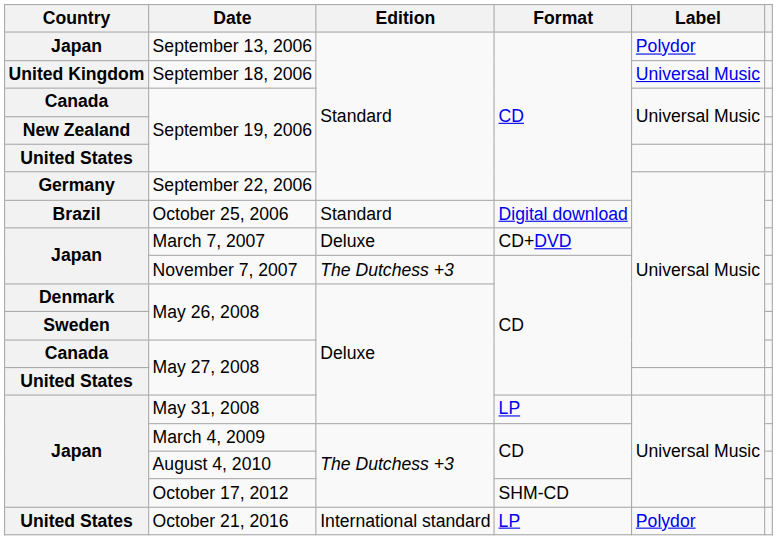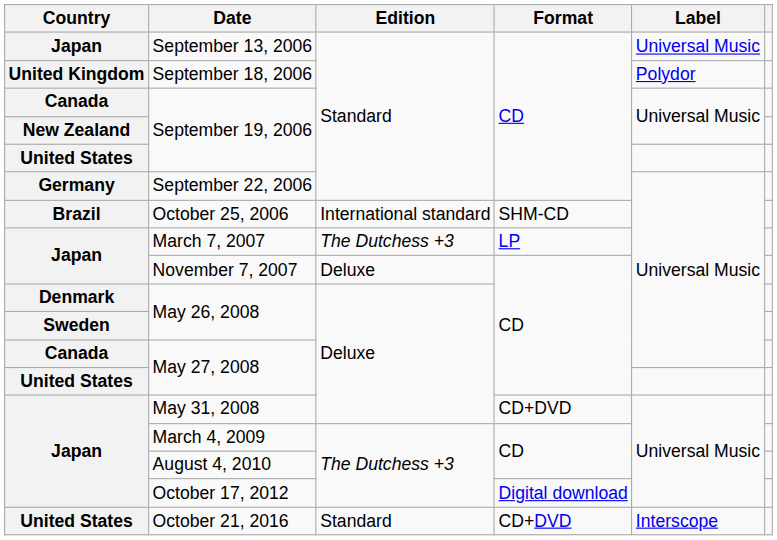(666, 46) Polydor -> (698, 46) Universal Music
(698, 74) Universal Music -> (666, 74) Polydor
(356, 213) Standard -> (405, 213) International standard
(563, 213) Digital download -> (534, 213) SHM-CD
(348, 241) Deluxe -> (387, 241) The Dutchess +3
(535, 241) CD+DVD -> (509, 241) LP
(387, 269) The Dutchess +3 -> (348, 269) Deluxe
(509, 409) LP -> (535, 409) CD+DVD
(534, 492) SHM-CD -> (563, 492) Digital download
(405, 520) International standard -> (356, 520) Standard
(509, 520) LP -> (535, 520) CD+DVD
(666, 520) Polydor -> (677, 520) Interscope
